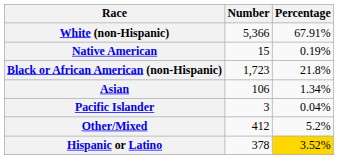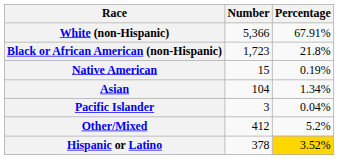rows swapped: (115, 70) <-> (115, 51)
(261, 88) 106 -> (261, 88) 104
